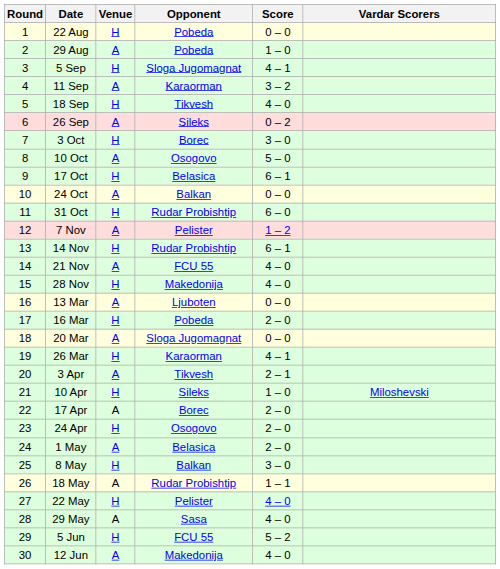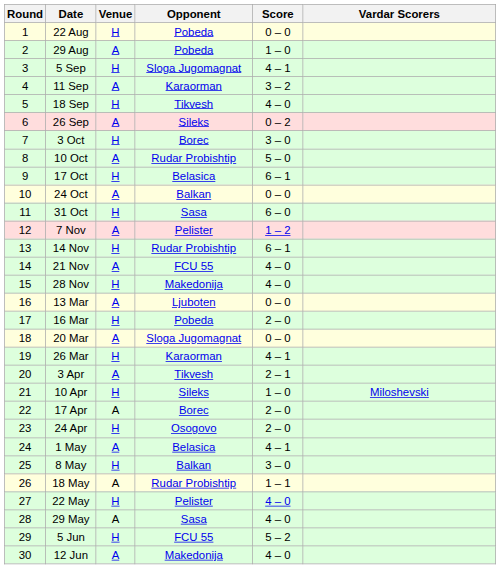(194, 158) Osogovo -> (194, 158) Rudar Probishtip
(194, 212) Rudar Probishtip -> (194, 212) Sasa
(278, 447) 2 – 0 -> (278, 447) 4 – 1
